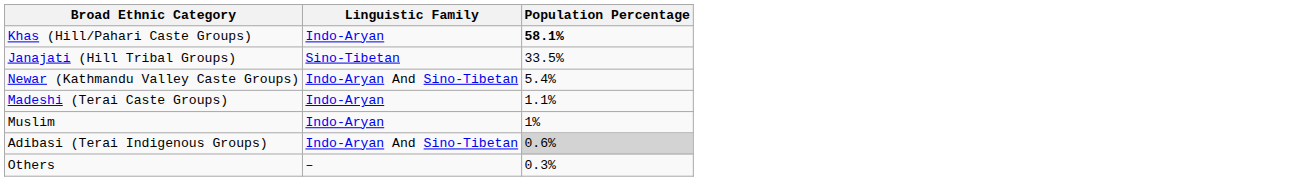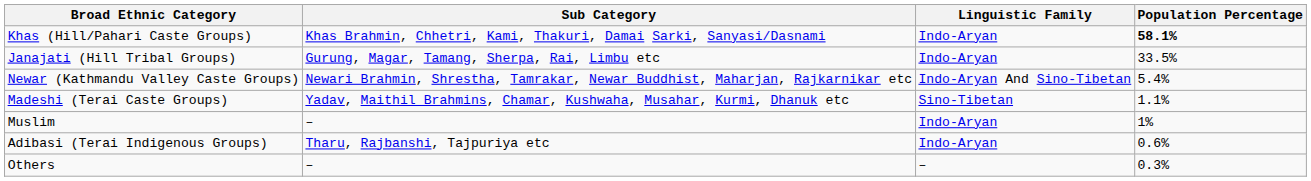+ column: (609, 15)
(353, 58) Sino-Tibetan -> (958, 58) Indo-Aryan
(345, 101) Indo-Aryan -> (966, 101) Sino-Tibetan
(412, 144) Indo-Aryan And Sino-Tibetan -> (958, 144) Indo-Aryan
(540, 144) lightgrey background -> (1153, 144) no background
